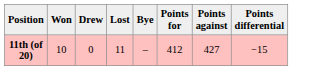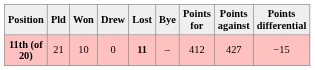+ column: (58, 19)
(120, 50) normal -> (142, 50) bold
